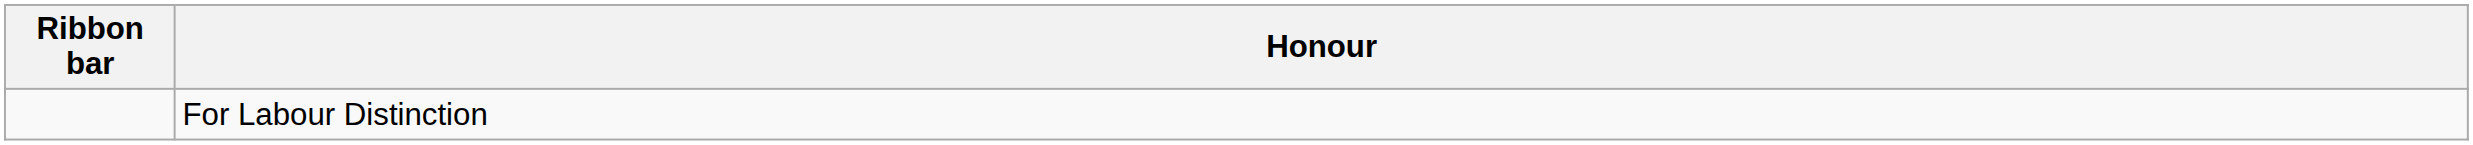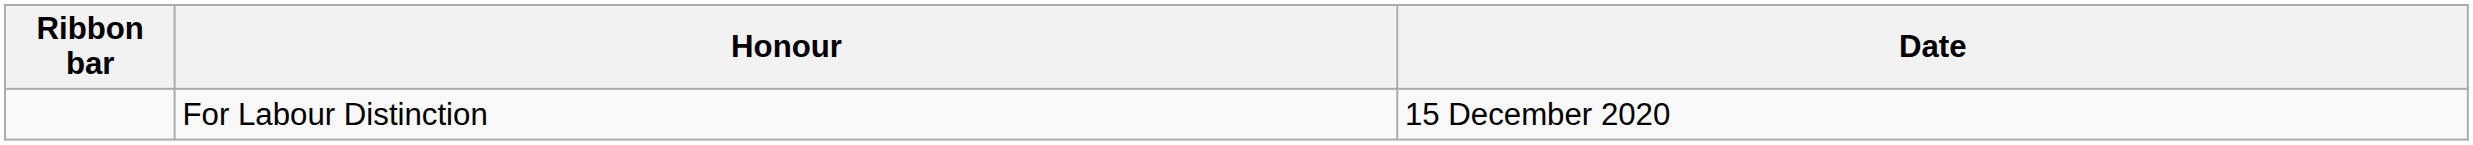+ column: (1933, 46)
